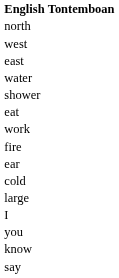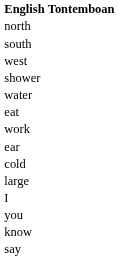+ row: (18, 43)
- row: (14, 60)
rows swapped: (18, 78) <-> (22, 95)
- row: (13, 146)
